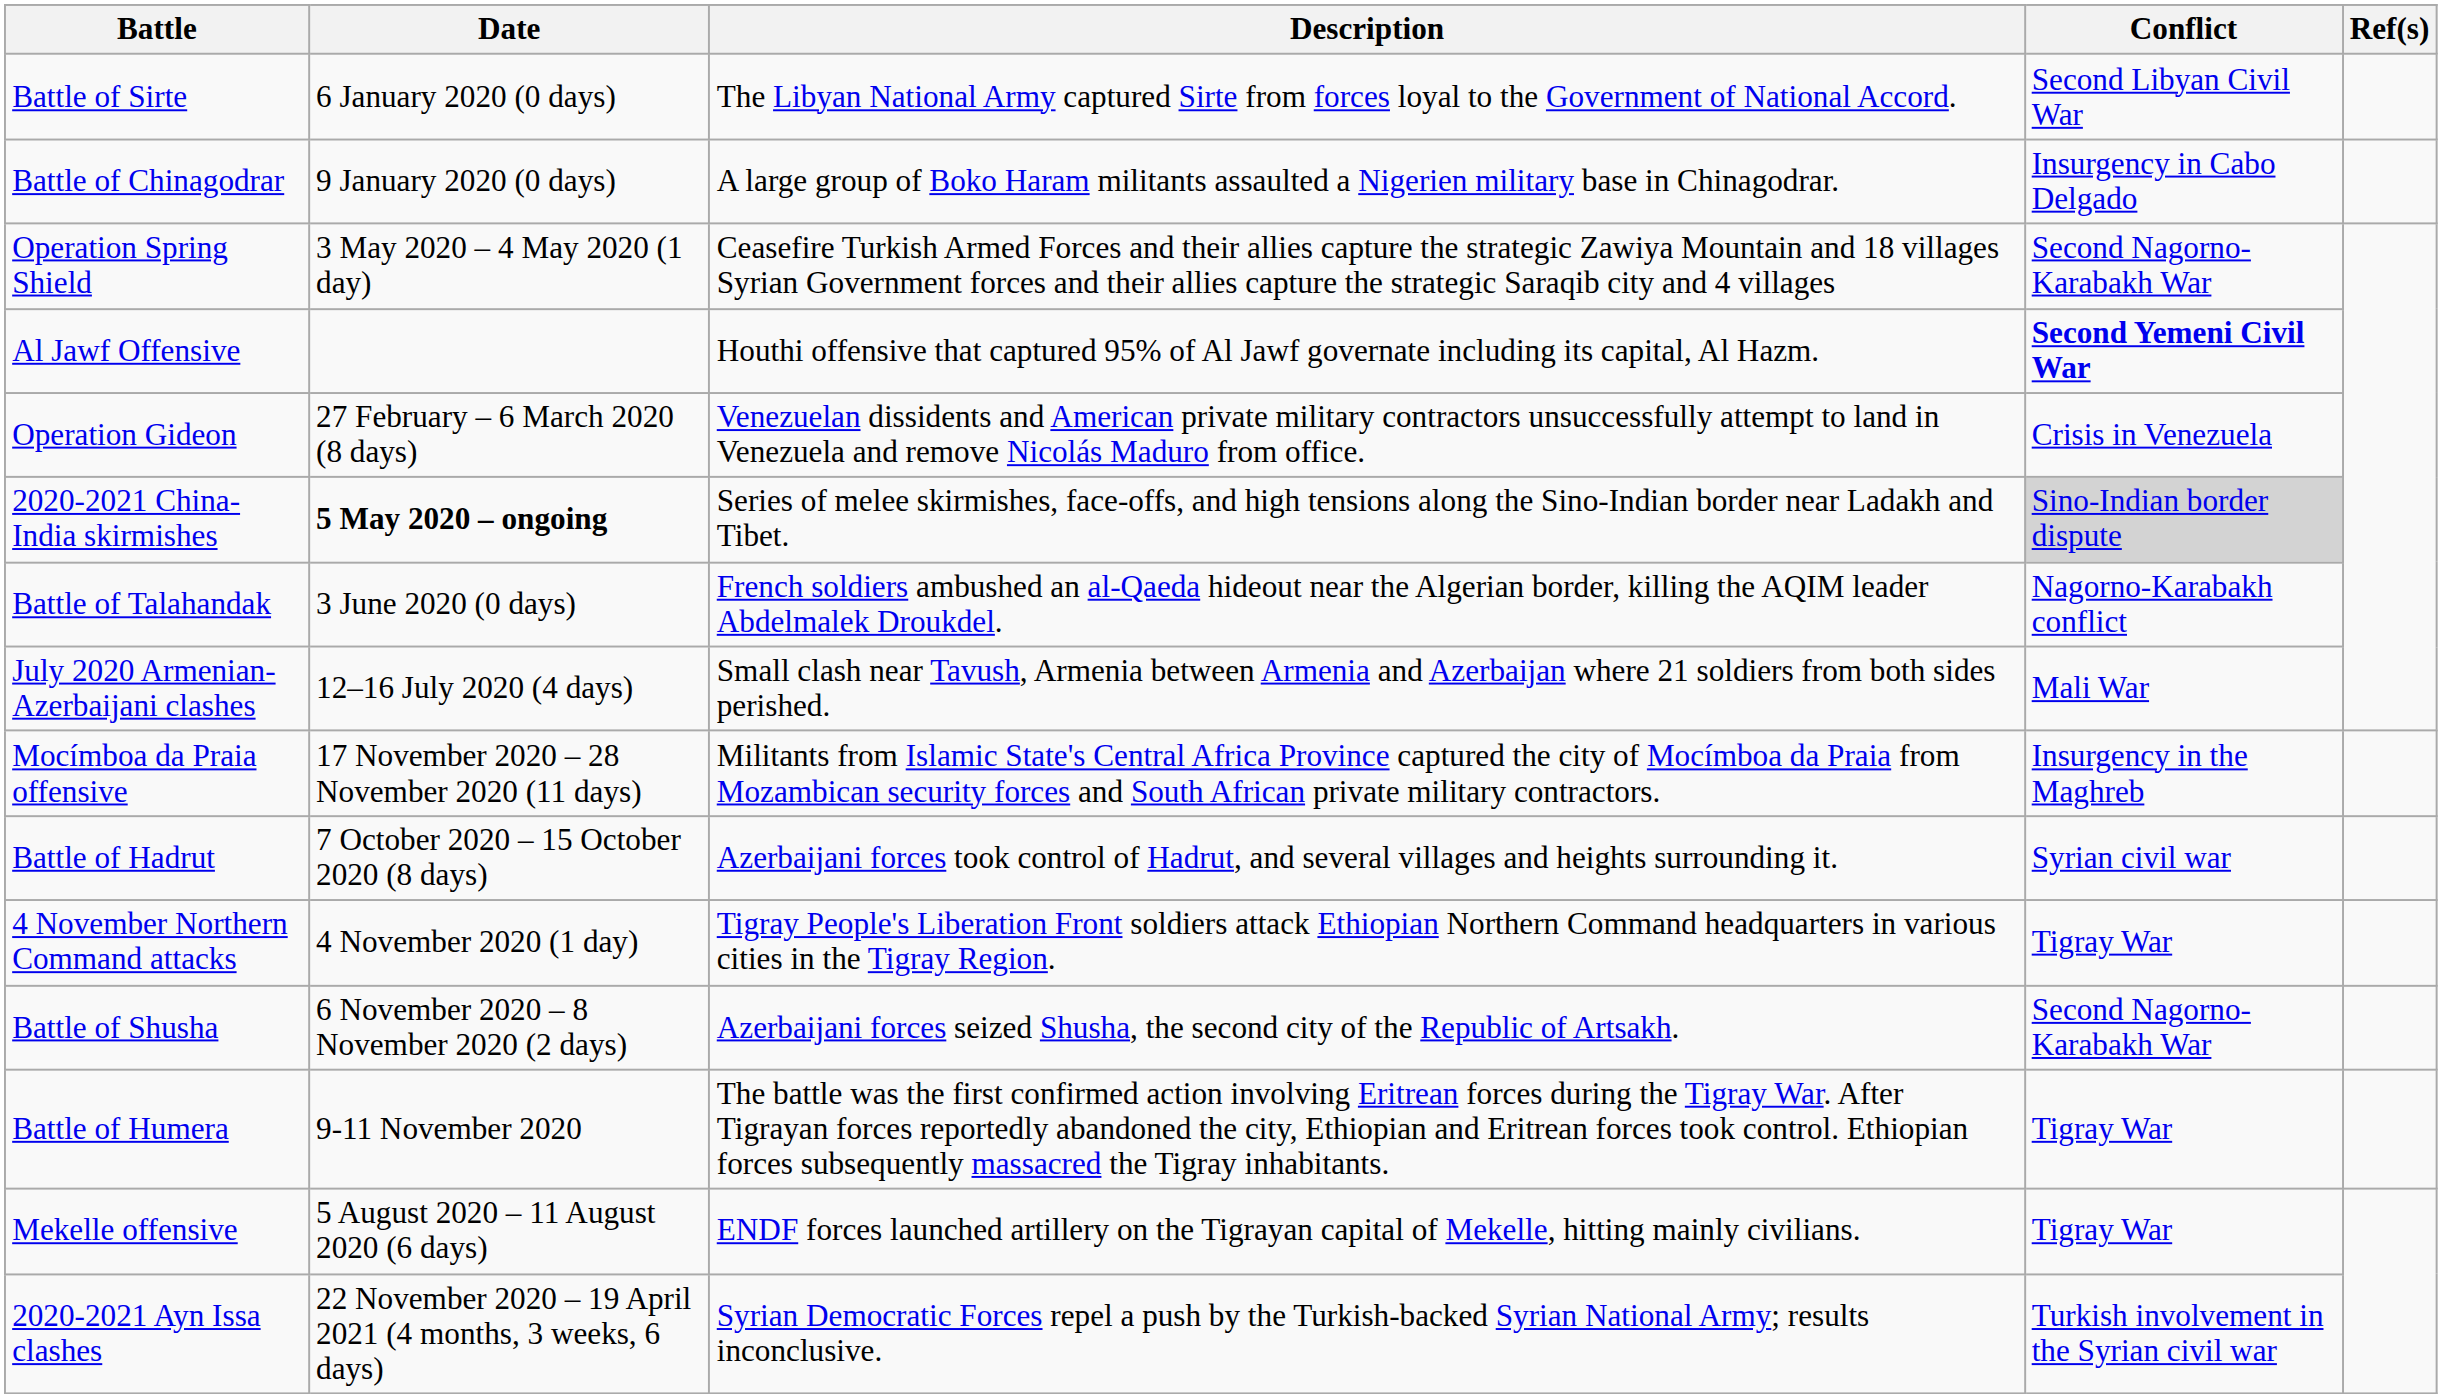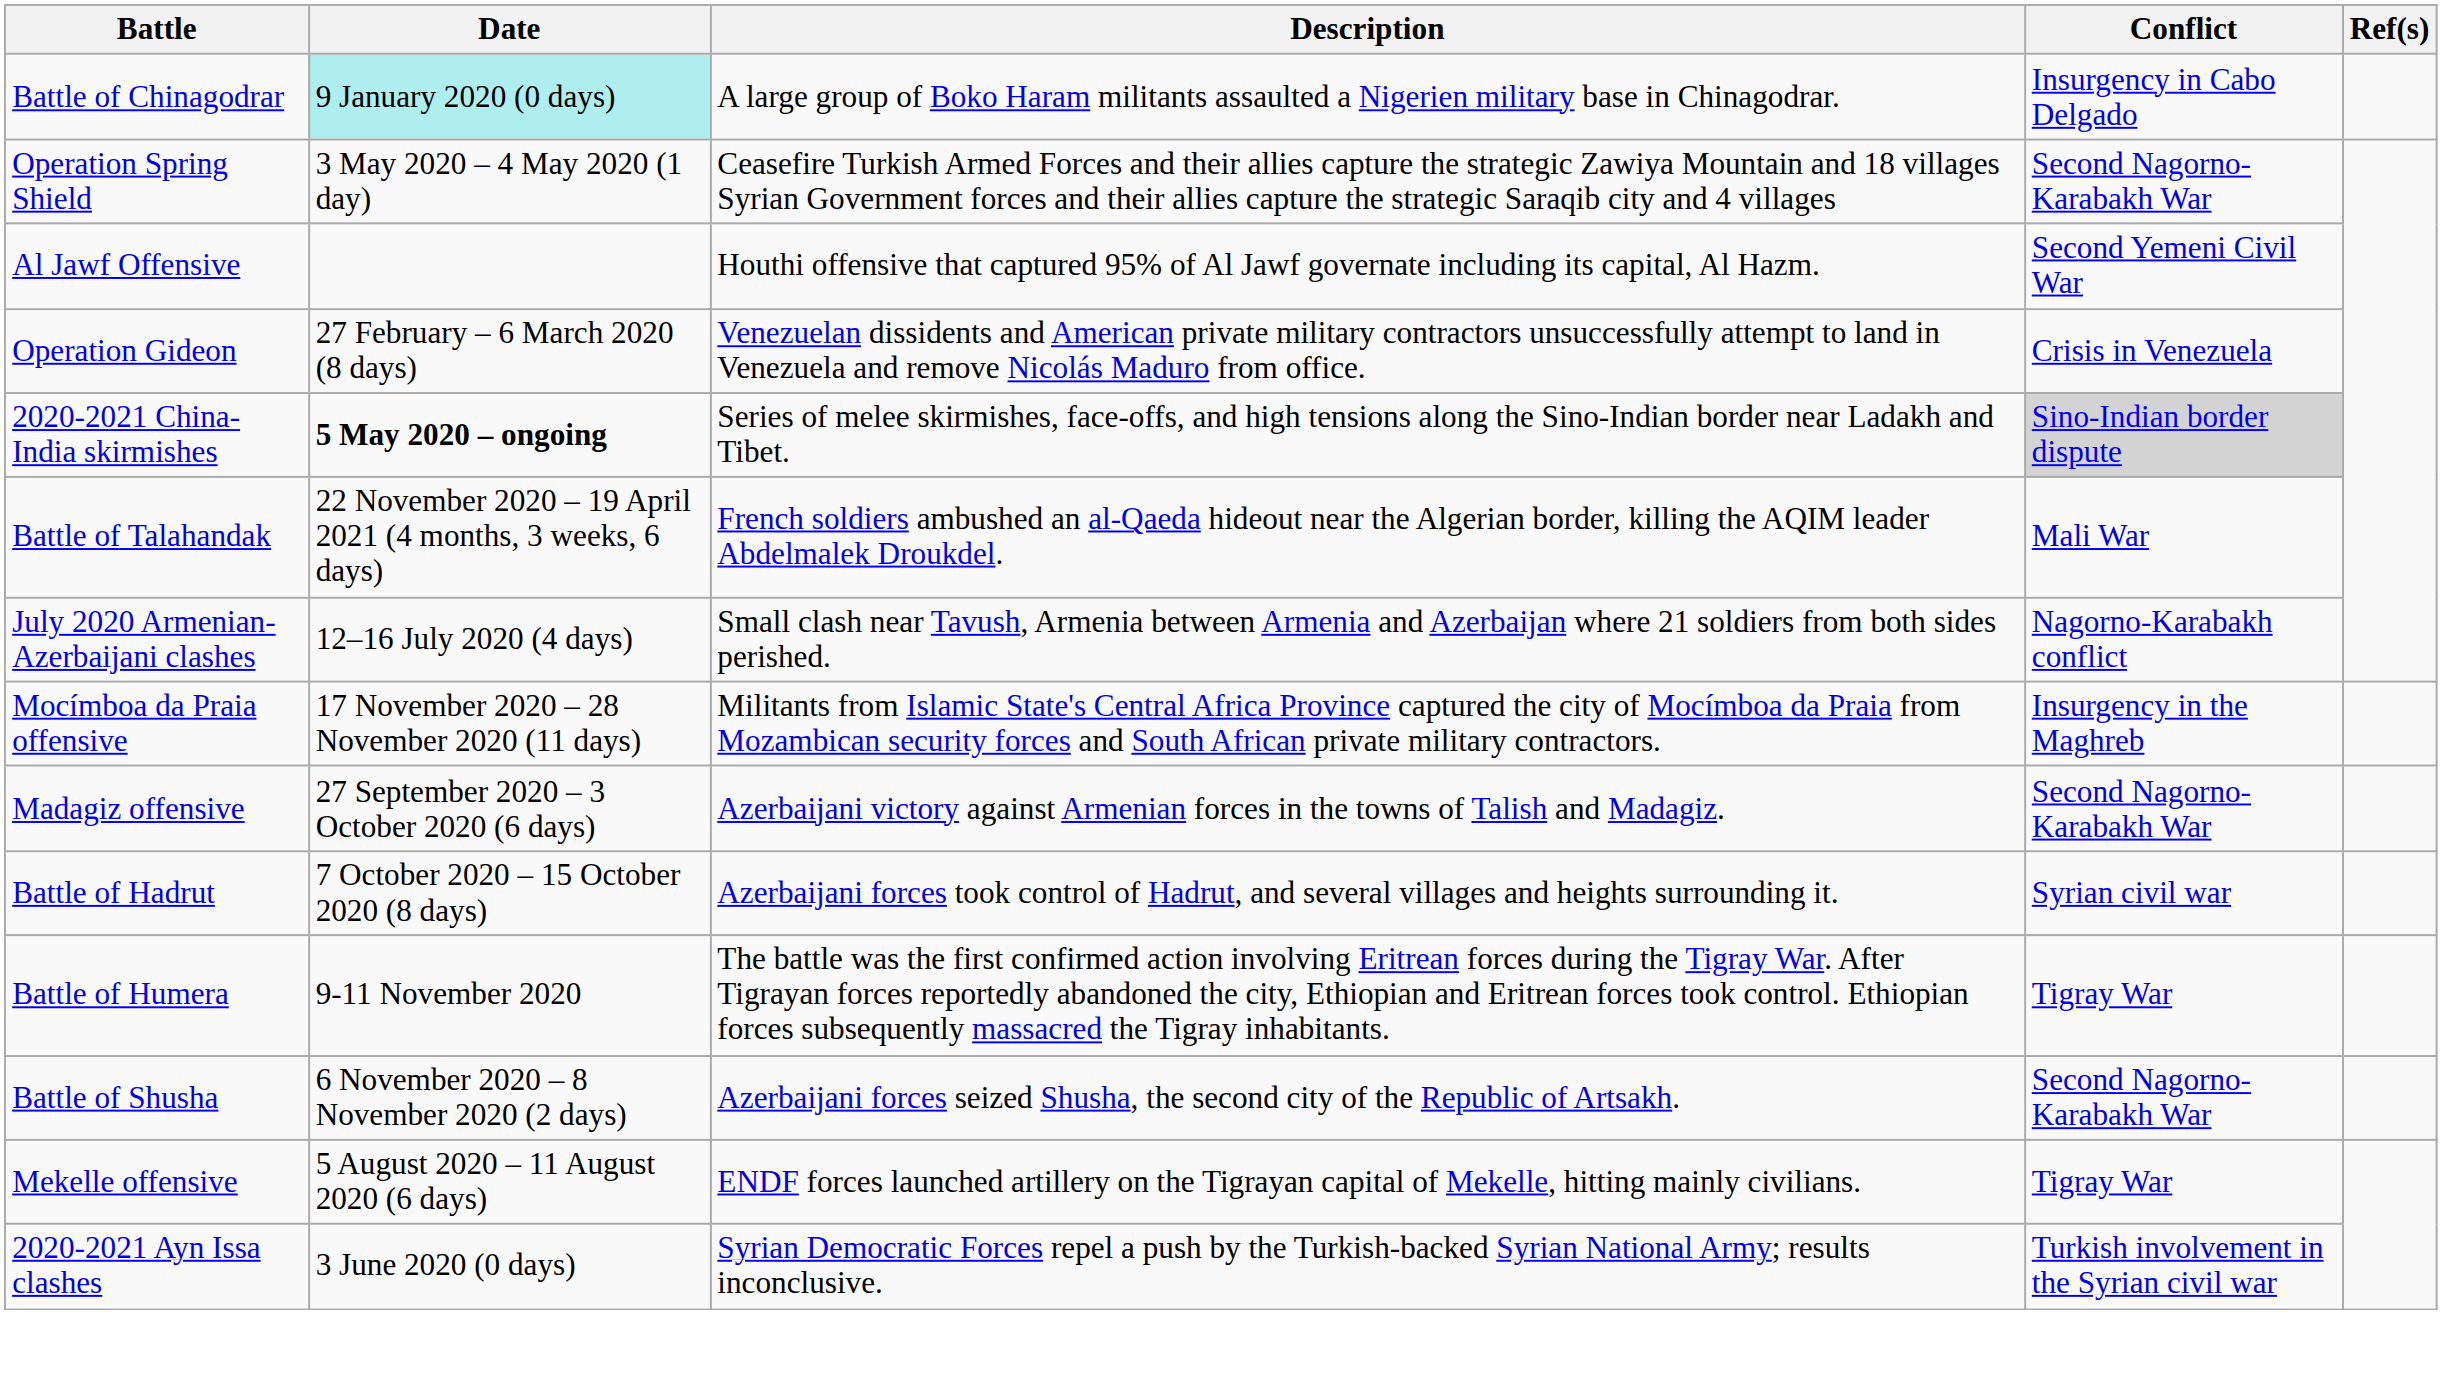- row: (100, 96)
(466, 180) no background -> (466, 96) paleturquoise background
(2168, 350) bold -> (2164, 265) normal
(446, 603) 3 June 2020 (0 days) -> (503, 536) 22 November 2020 – 19 April 2021 (4 months, 3 weeks, 6 days)
(2152, 603) Nagorno-Karabakh conflict -> (2090, 536) Mali War
(2090, 688) Mali War -> (2152, 638) Nagorno-Karabakh conflict
+ row: (128, 808)
- row: (150, 942)
rows swapped: (115, 1026) <-> (120, 1128)
(504, 1333) 22 November 2020 – 19 April 2021 (4 months, 3 weeks, 6 days) -> (446, 1266) 3 June 2020 (0 days)
